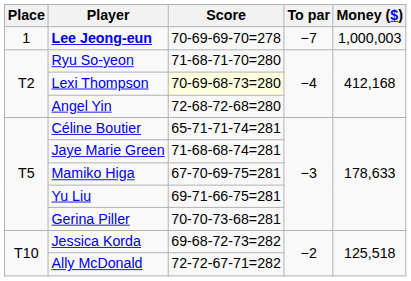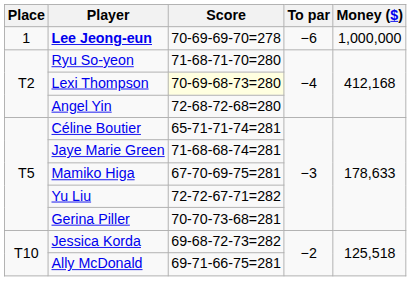(309, 38) −7 -> (309, 38) −6
(370, 38) 1,000,003 -> (370, 38) 1,000,000
(226, 196) 69-71-66-75=281 -> (226, 196) 72-72-67-71=282
(226, 264) 72-72-67-71=282 -> (226, 264) 69-71-66-75=281
